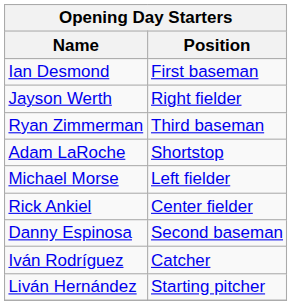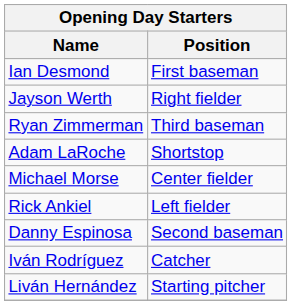(191, 179) Left fielder -> (202, 179) Center fielder
(202, 206) Center fielder -> (191, 206) Left fielder
